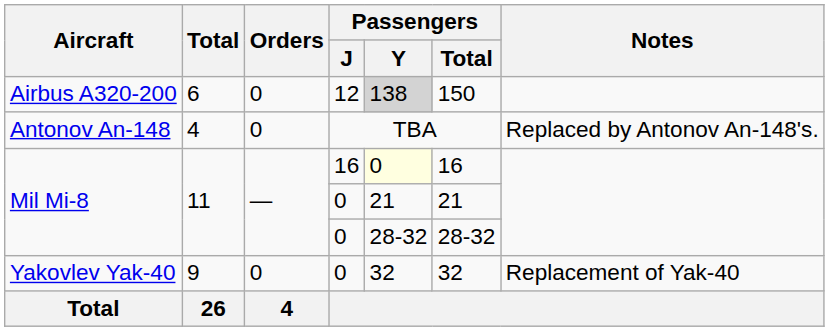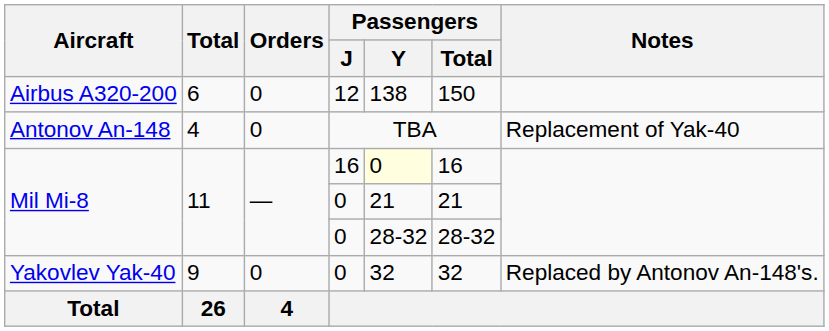(388, 93) lightgrey background -> (388, 93) no background
(662, 129) Replaced by Antonov An-148's. -> (623, 129) Replacement of Yak-40
(623, 272) Replacement of Yak-40 -> (662, 272) Replaced by Antonov An-148's.
